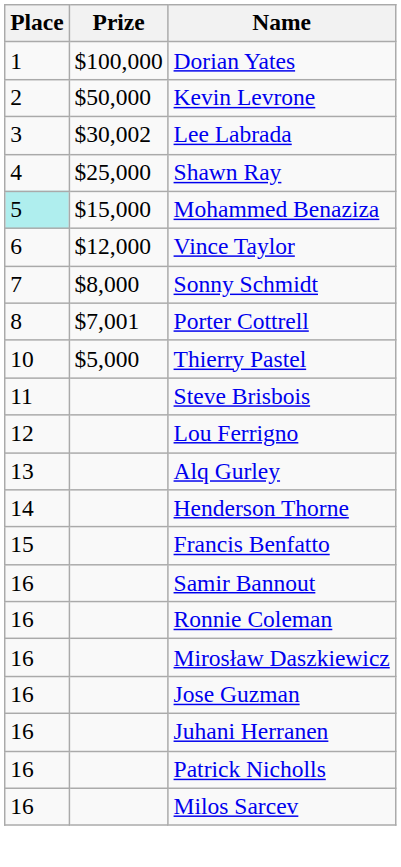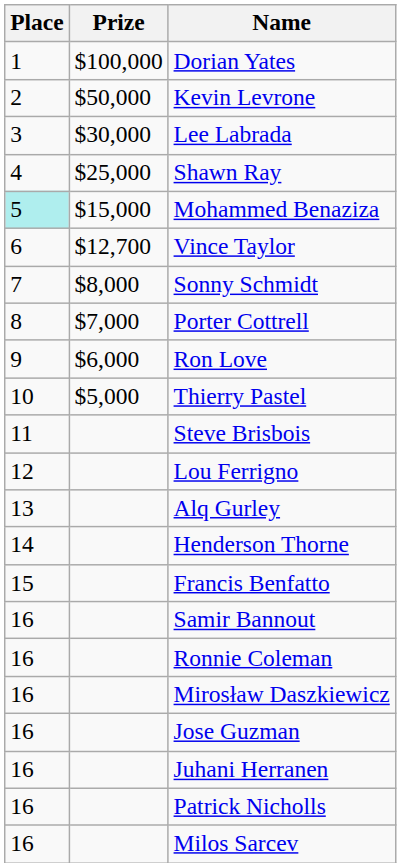(113, 135) $30,002 -> (113, 135) $30,000
(113, 246) $12,000 -> (113, 246) $12,700
(107, 321) $7,001 -> (107, 321) $7,000
+ row: (220, 358)
